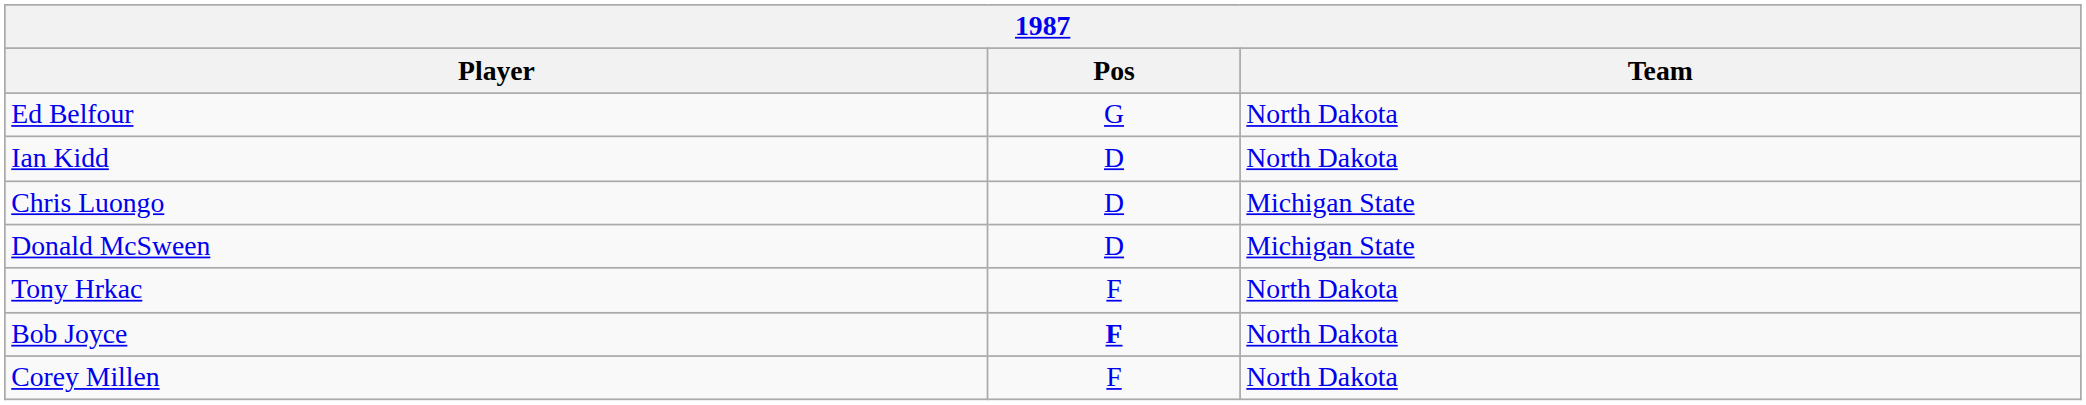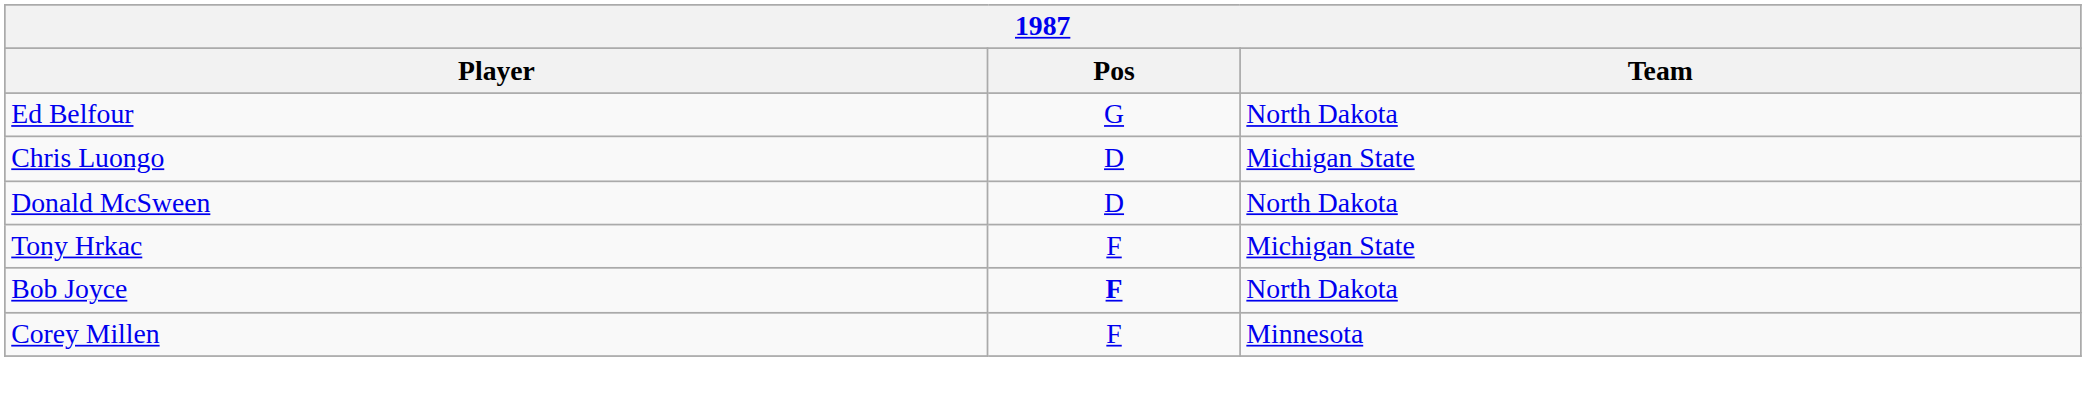- row: (60, 158)
(1331, 245) Michigan State -> (1322, 202) North Dakota
(1322, 289) North Dakota -> (1331, 245) Michigan State
(1322, 377) North Dakota -> (1305, 333) Minnesota
